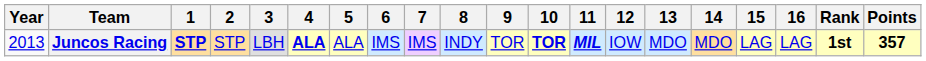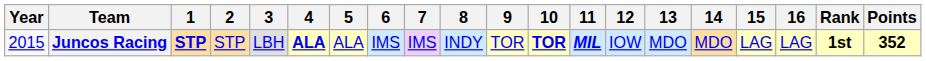(26, 42) 2013 -> (26, 42) 2015
(892, 42) 357 -> (892, 42) 352
